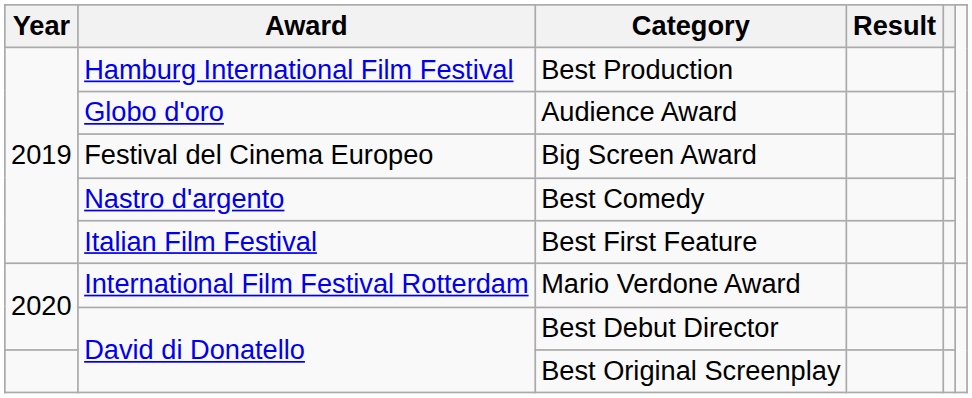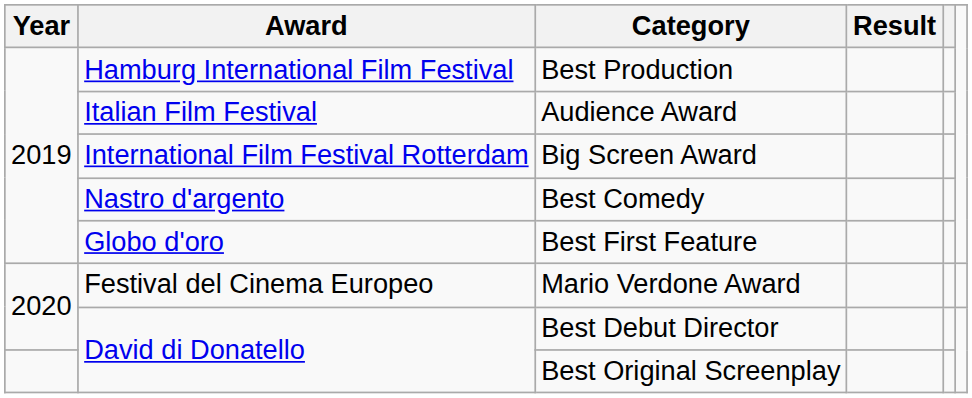(154, 112) Globo d'oro -> (201, 112) Italian Film Festival
(259, 155) Festival del Cinema Europeo -> (306, 155) International Film Festival Rotterdam
(201, 241) Italian Film Festival -> (154, 241) Globo d'oro
(306, 284) International Film Festival Rotterdam -> (259, 284) Festival del Cinema Europeo
